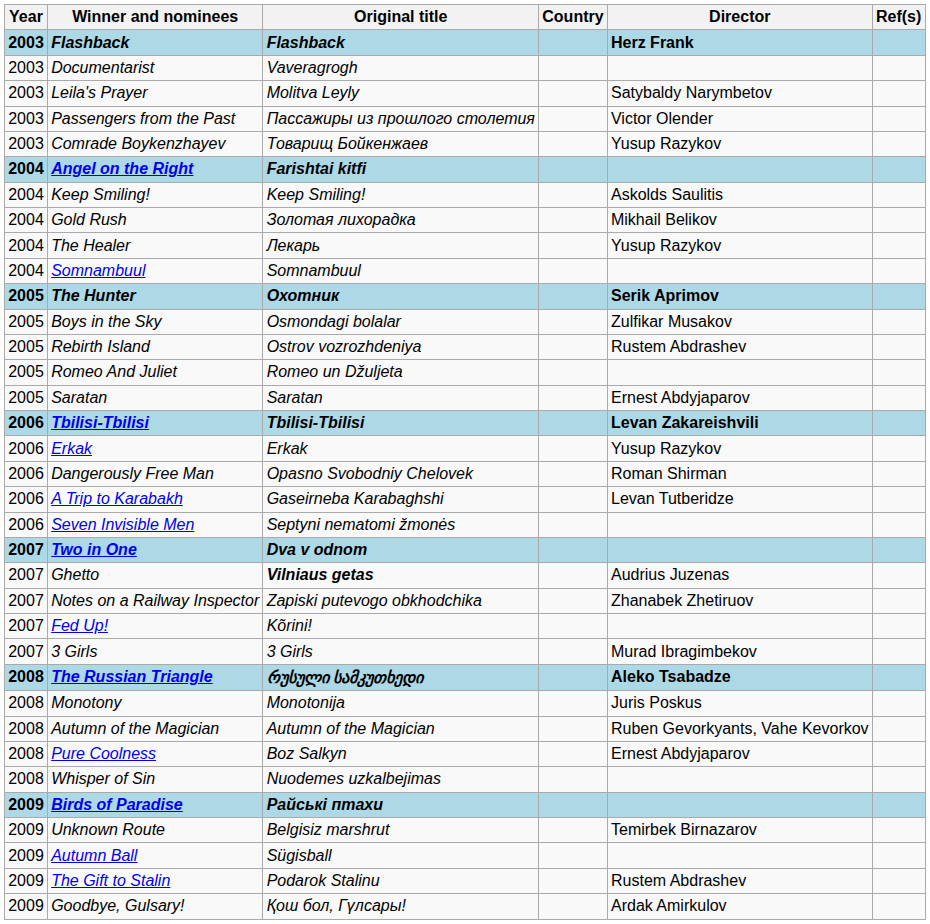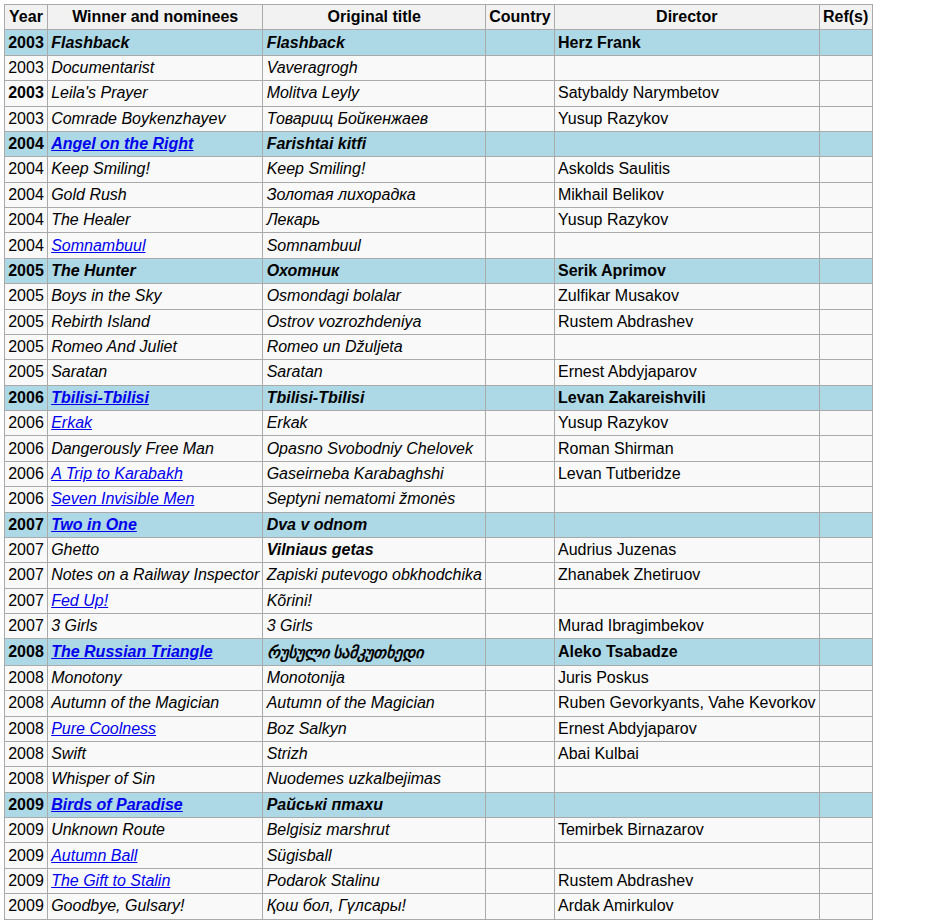(26, 93) normal -> (26, 93) bold
- row: (143, 118)
+ row: (68, 754)
